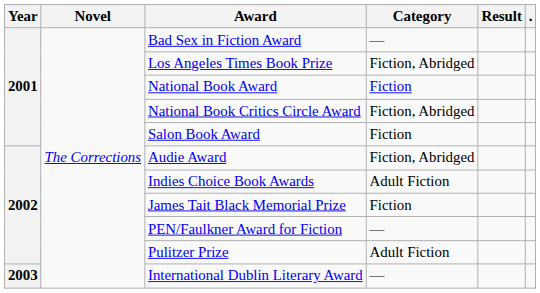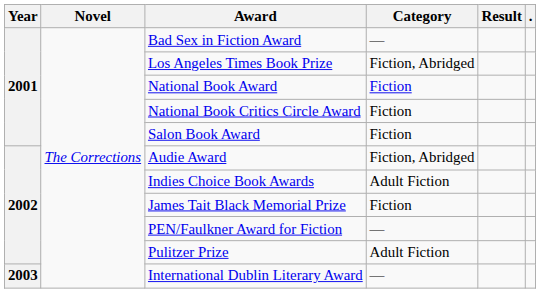(422, 110) Fiction, Abridged -> (391, 110) Fiction
